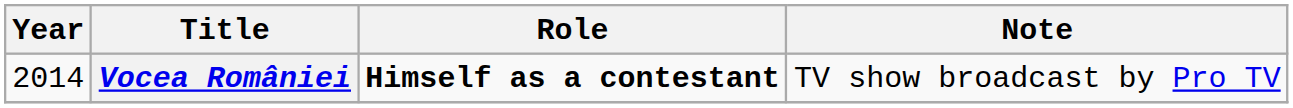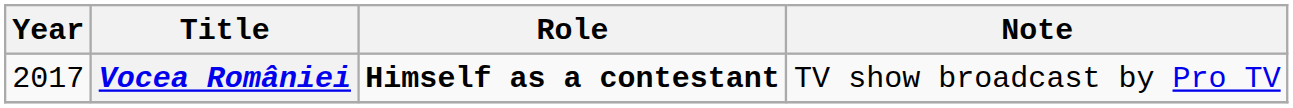(48, 79) 2014 -> (48, 79) 2017
